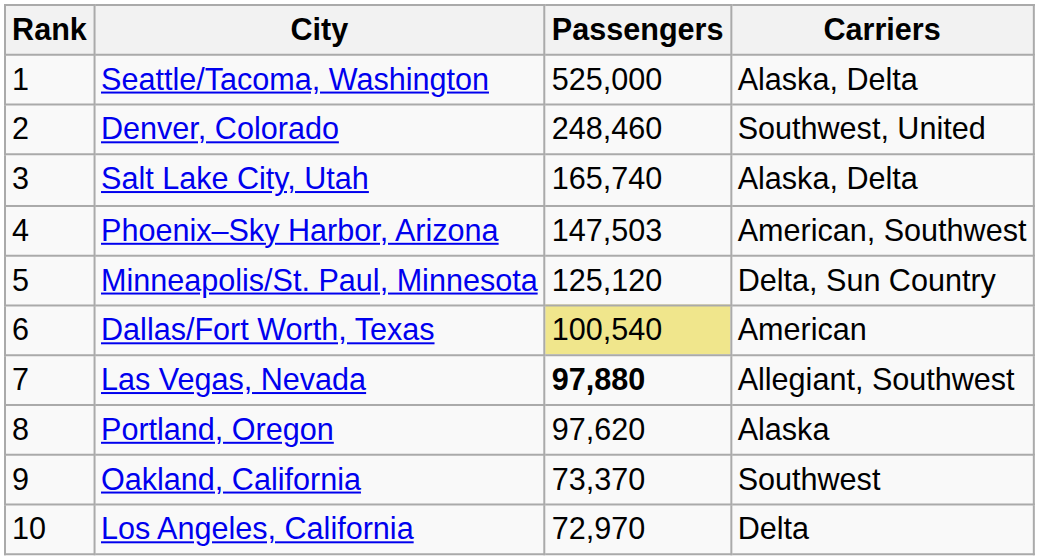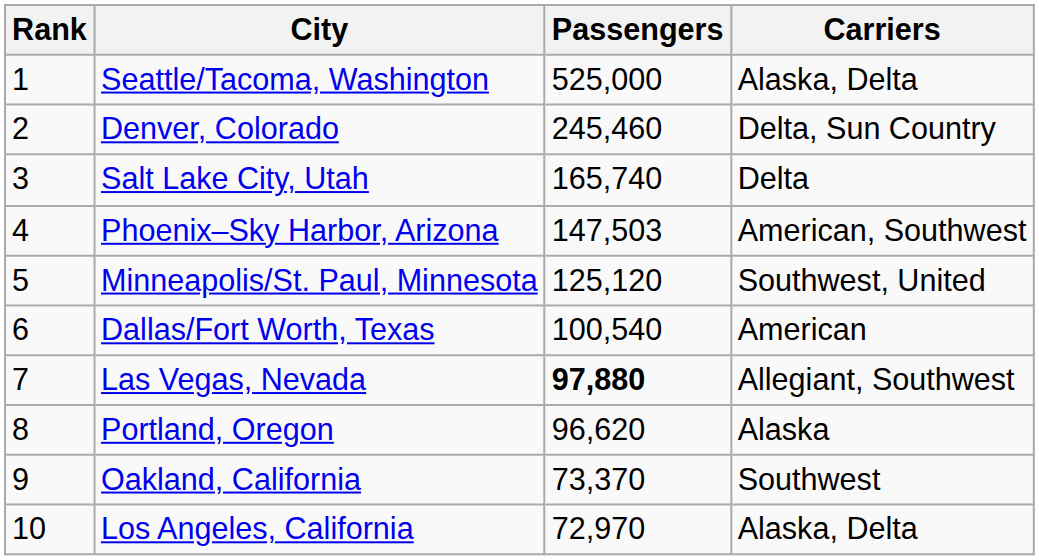(607, 129) 248,460 -> (607, 129) 245,460
(862, 129) Southwest, United -> (867, 129) Delta, Sun Country
(828, 179) Alaska, Delta -> (773, 179) Delta
(867, 279) Delta, Sun Country -> (862, 279) Southwest, United
(607, 329) khaki background -> (607, 329) no background
(599, 429) 97,620 -> (599, 429) 96,620
(773, 529) Delta -> (828, 529) Alaska, Delta
